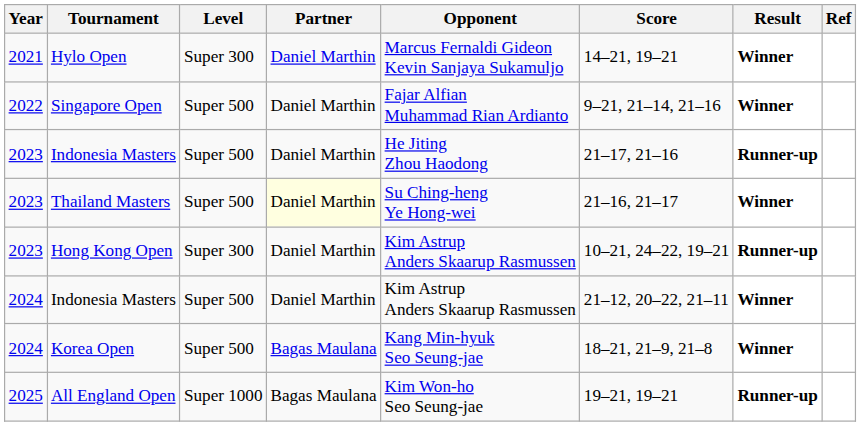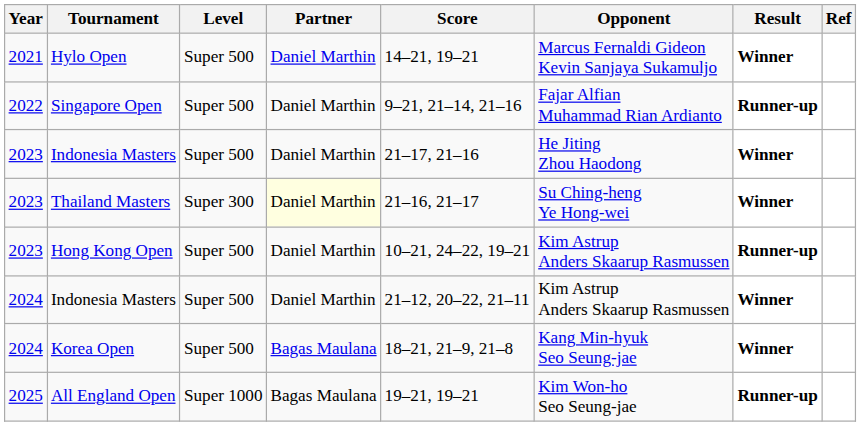columns swapped: (480, 19) <-> (657, 19)
(219, 57) Super 300 -> (219, 57) Super 500
(765, 105) Winner -> (778, 105) Runner-up
(778, 154) Runner-up -> (765, 154) Winner
(219, 202) Super 500 -> (219, 202) Super 300
(219, 251) Super 300 -> (219, 251) Super 500
